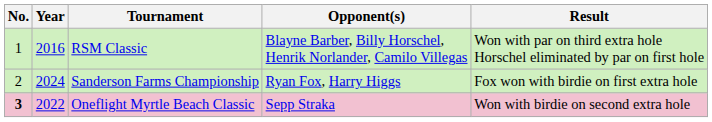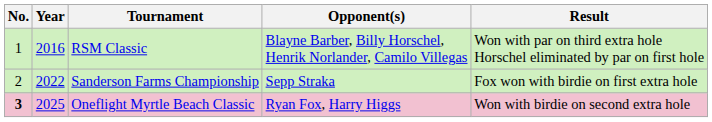(50, 81) 2024 -> (50, 81) 2022
(333, 81) Ryan Fox, Harry Higgs -> (300, 81) Sepp Straka
(50, 105) 2022 -> (50, 105) 2025
(300, 105) Sepp Straka -> (333, 105) Ryan Fox, Harry Higgs
